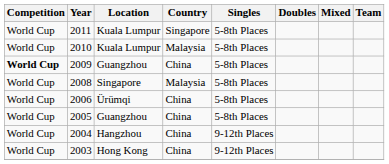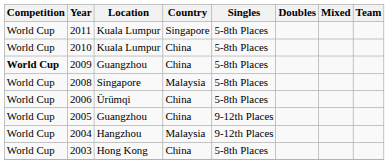(185, 47) Malaysia -> (178, 47) China
(241, 116) 5-8th Places -> (244, 116) 9-12th Places
(178, 133) China -> (185, 133) Malaysia
(244, 151) 9-12th Places -> (241, 151) 5-8th Places
